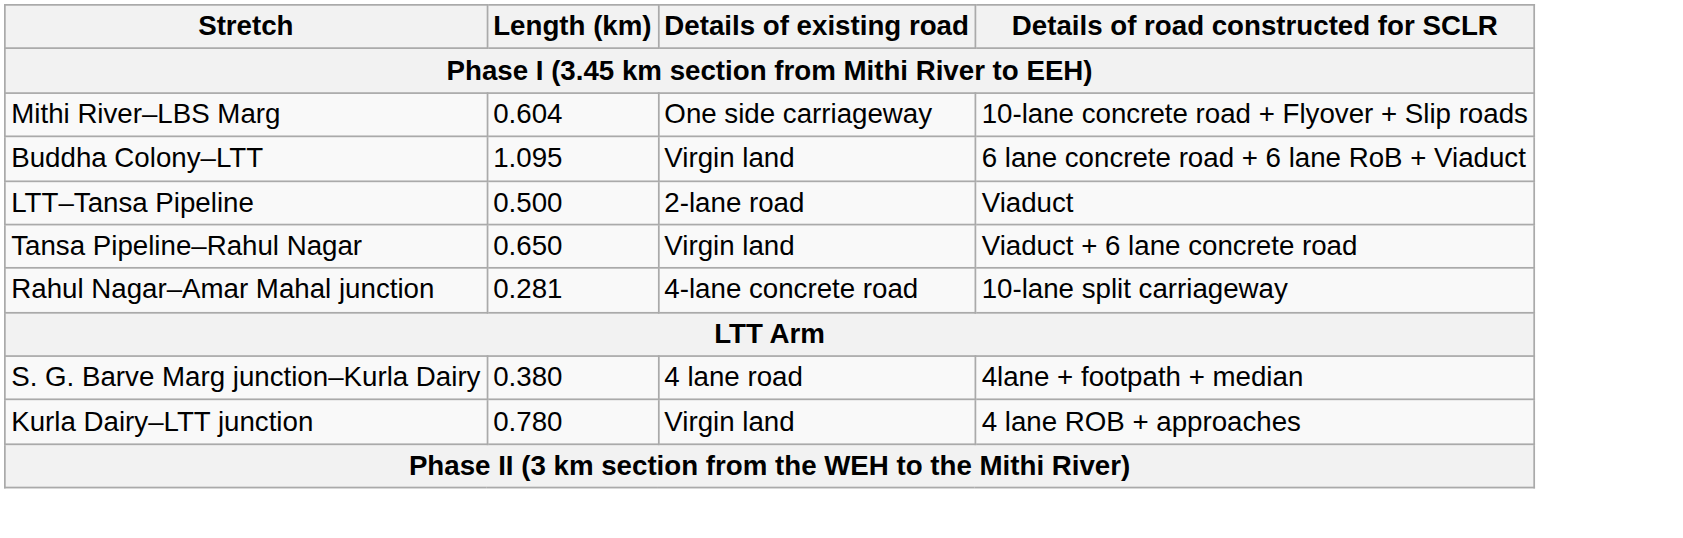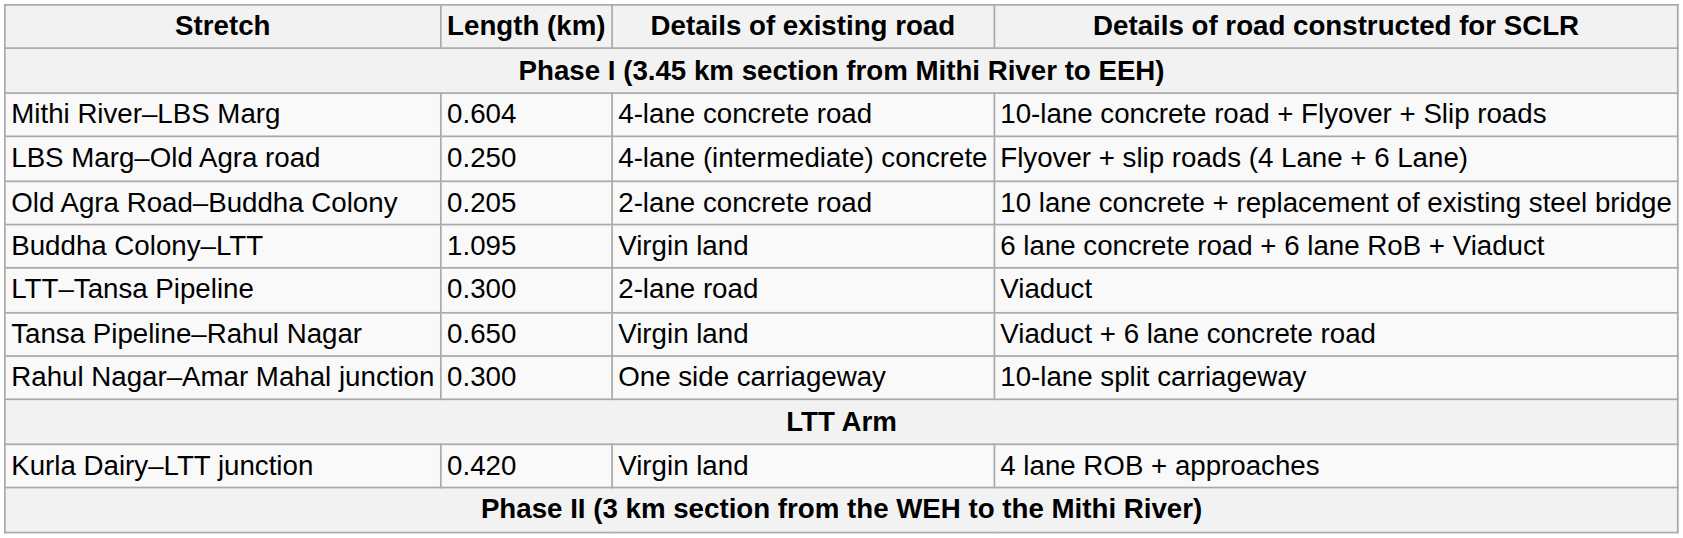(798, 114) One side carriageway -> (745, 114) 4-lane concrete road
+ row: (166, 158)
+ row: (204, 202)
(528, 202) 0.500 -> (482, 289) 0.300
(528, 289) 0.281 -> (482, 377) 0.300
(791, 289) 4-lane concrete road -> (752, 377) One side carriageway
- row: (246, 377)
(528, 421) 0.780 -> (482, 465) 0.420
